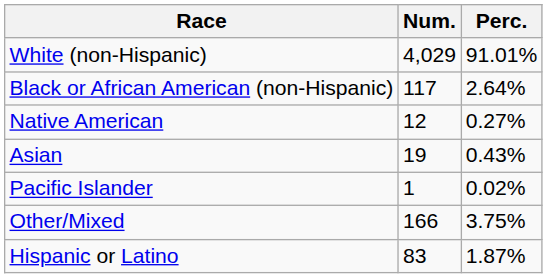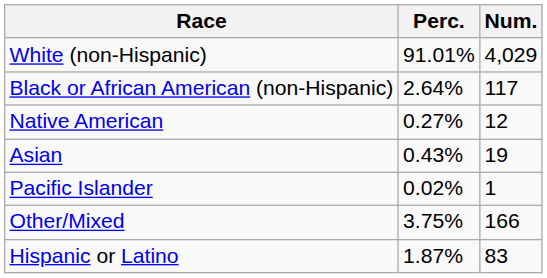columns swapped: (430, 21) <-> (502, 21)
